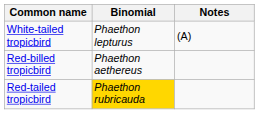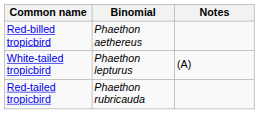rows swapped: (35, 36) <-> (31, 65)
(120, 94) gold background -> (120, 94) no background
